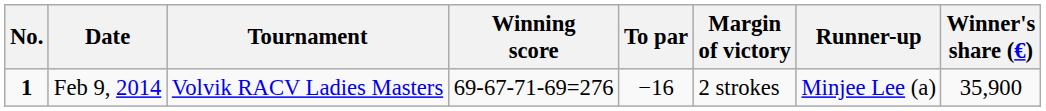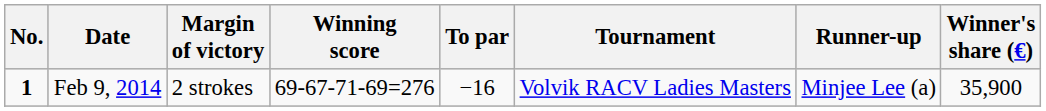columns swapped: (308, 36) <-> (745, 36)
